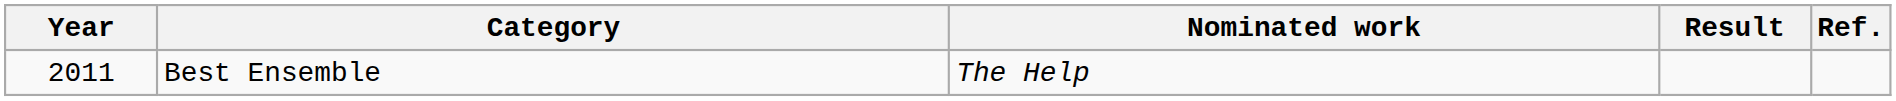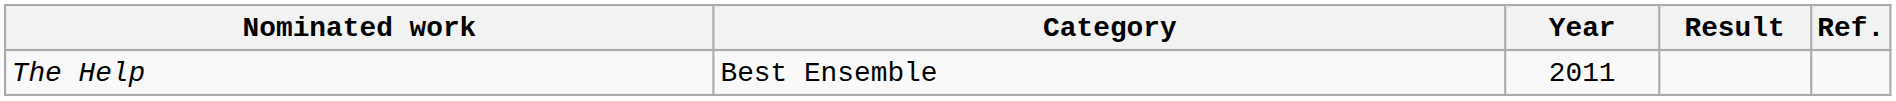columns swapped: (81, 28) <-> (1304, 28)
